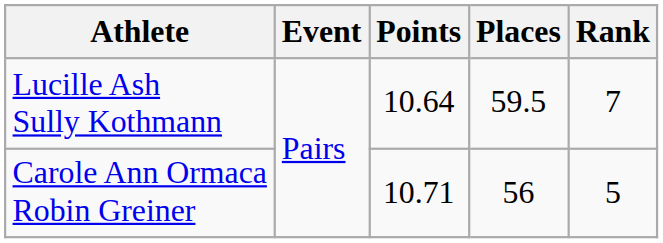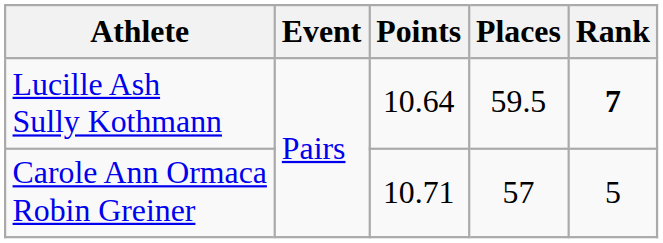(613, 102) normal -> (613, 102) bold
(518, 192) 56 -> (518, 192) 57
